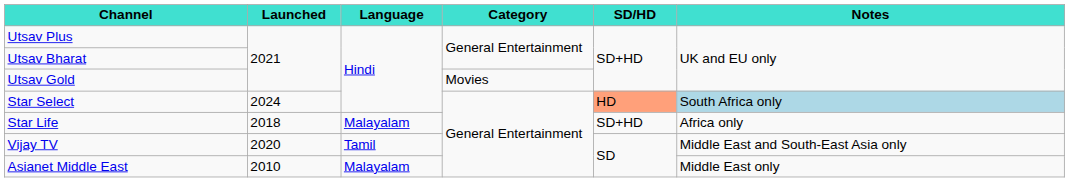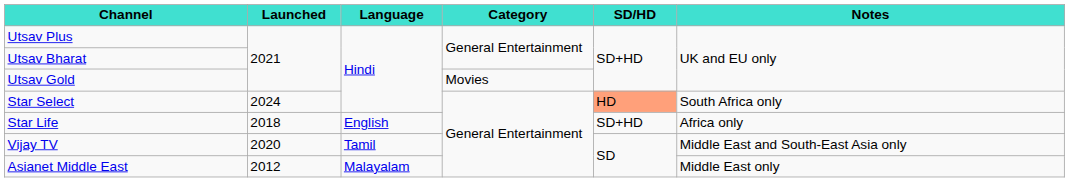(731, 101) lightblue background -> (731, 101) no background
(377, 123) Malayalam -> (366, 123) English
(265, 166) 2010 -> (265, 166) 2012
